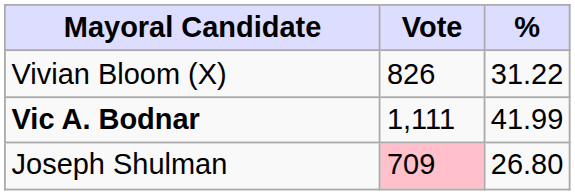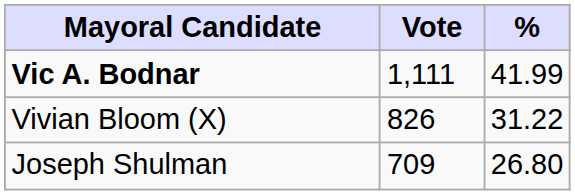rows swapped: (106, 119) <-> (119, 73)
(411, 165) pink background -> (411, 165) no background
